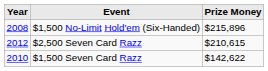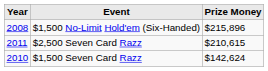(17, 43) 2012 -> (17, 43) 2011
(225, 58) $142,622 -> (225, 58) $142,624
